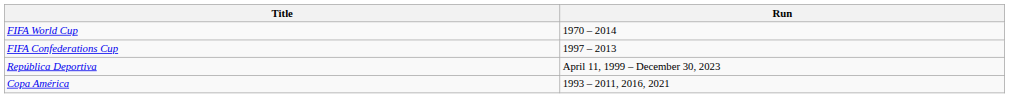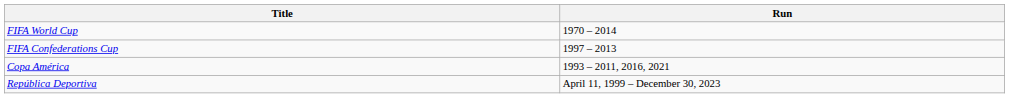rows swapped: (38, 83) <-> (52, 66)
